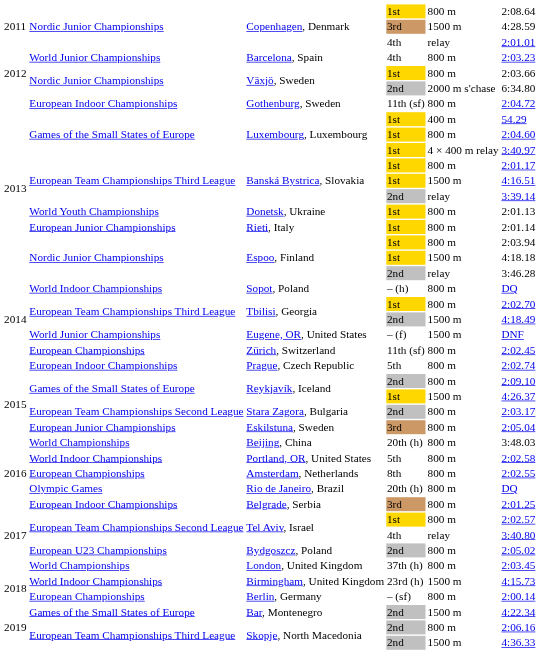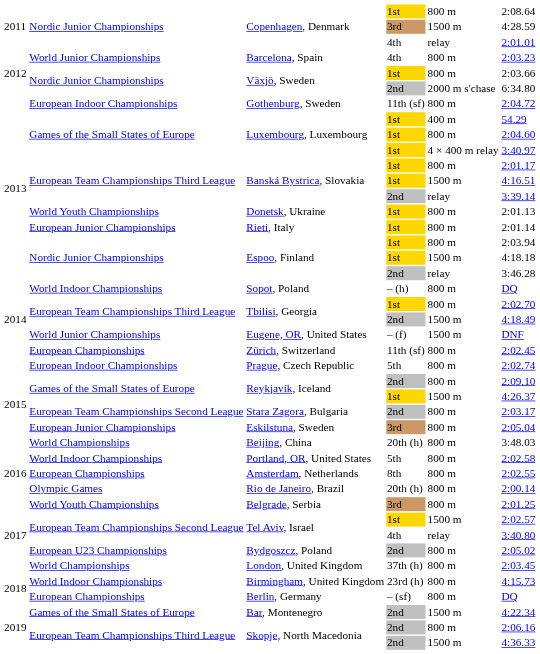(510, 488) DQ -> (518, 488) 2:00.14
(103, 504) European Indoor Championships -> (94, 504) World Youth Championships
(442, 519) 800 m -> (445, 519) 1500 m
(445, 581) 1500 m -> (442, 581) 800 m
(518, 596) 2:00.14 -> (510, 596) DQ
